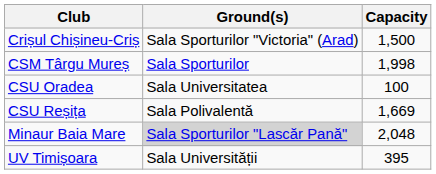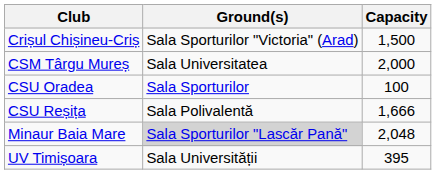(198, 64) Sala Sporturilor -> (207, 64) Sala Universitatea
(396, 64) 1,998 -> (396, 64) 2,000
(207, 87) Sala Universitatea -> (198, 87) Sala Sporturilor
(396, 111) 1,669 -> (396, 111) 1,666
